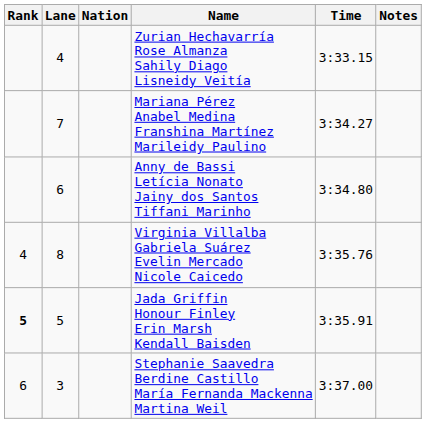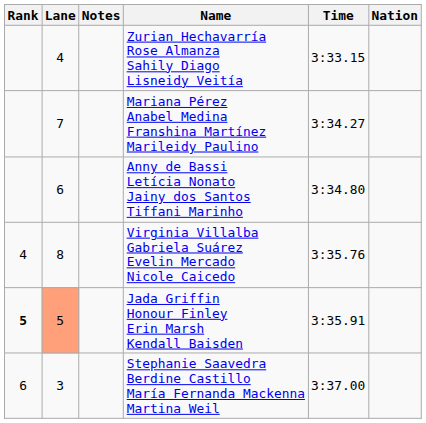columns swapped: (105, 15) <-> (399, 15)
(60, 320) no background -> (60, 320) lightsalmon background
